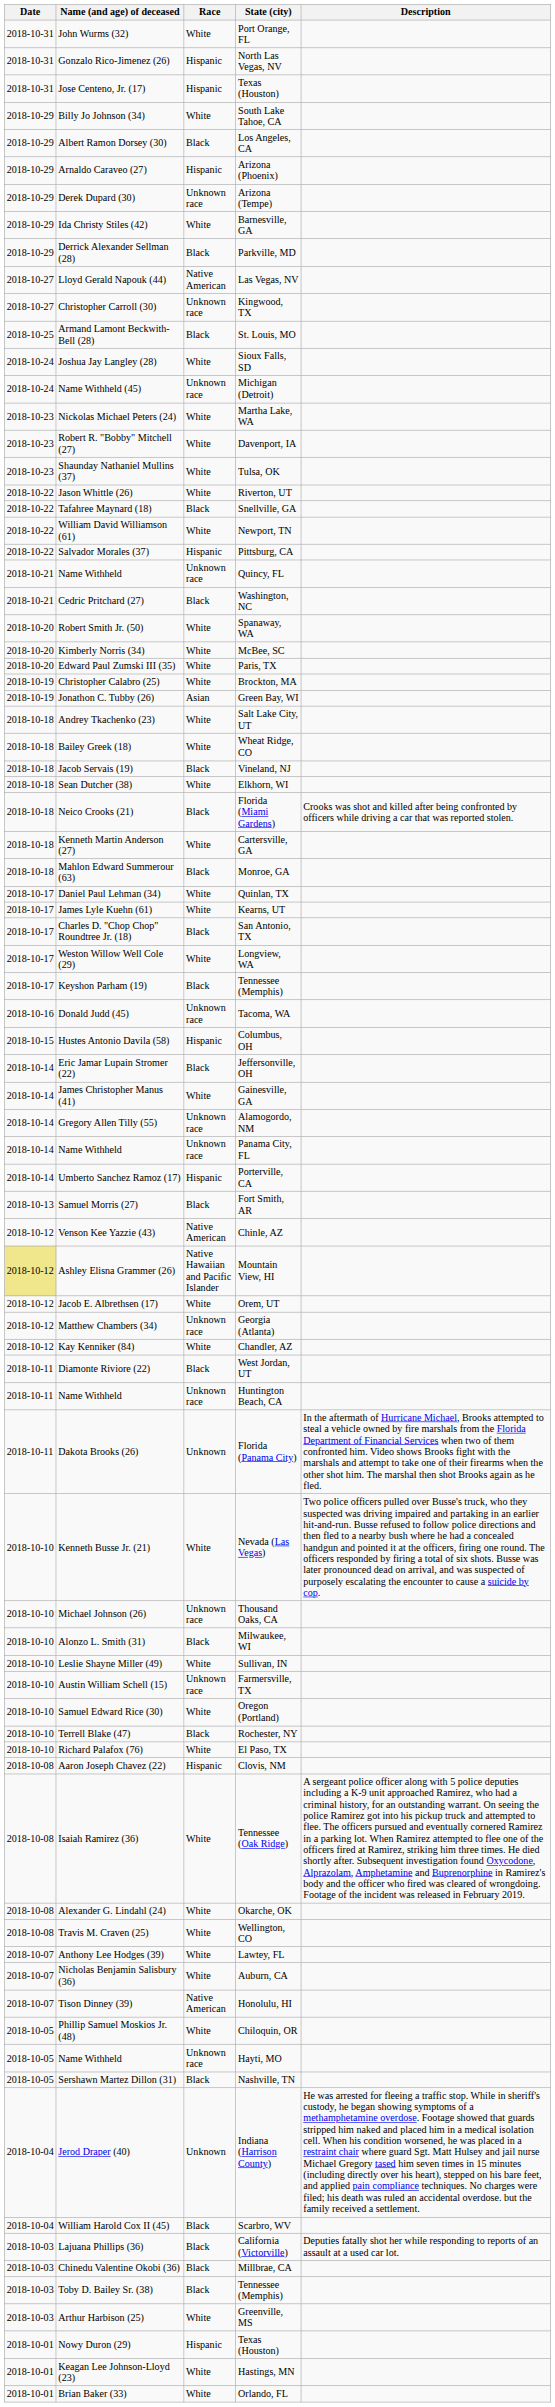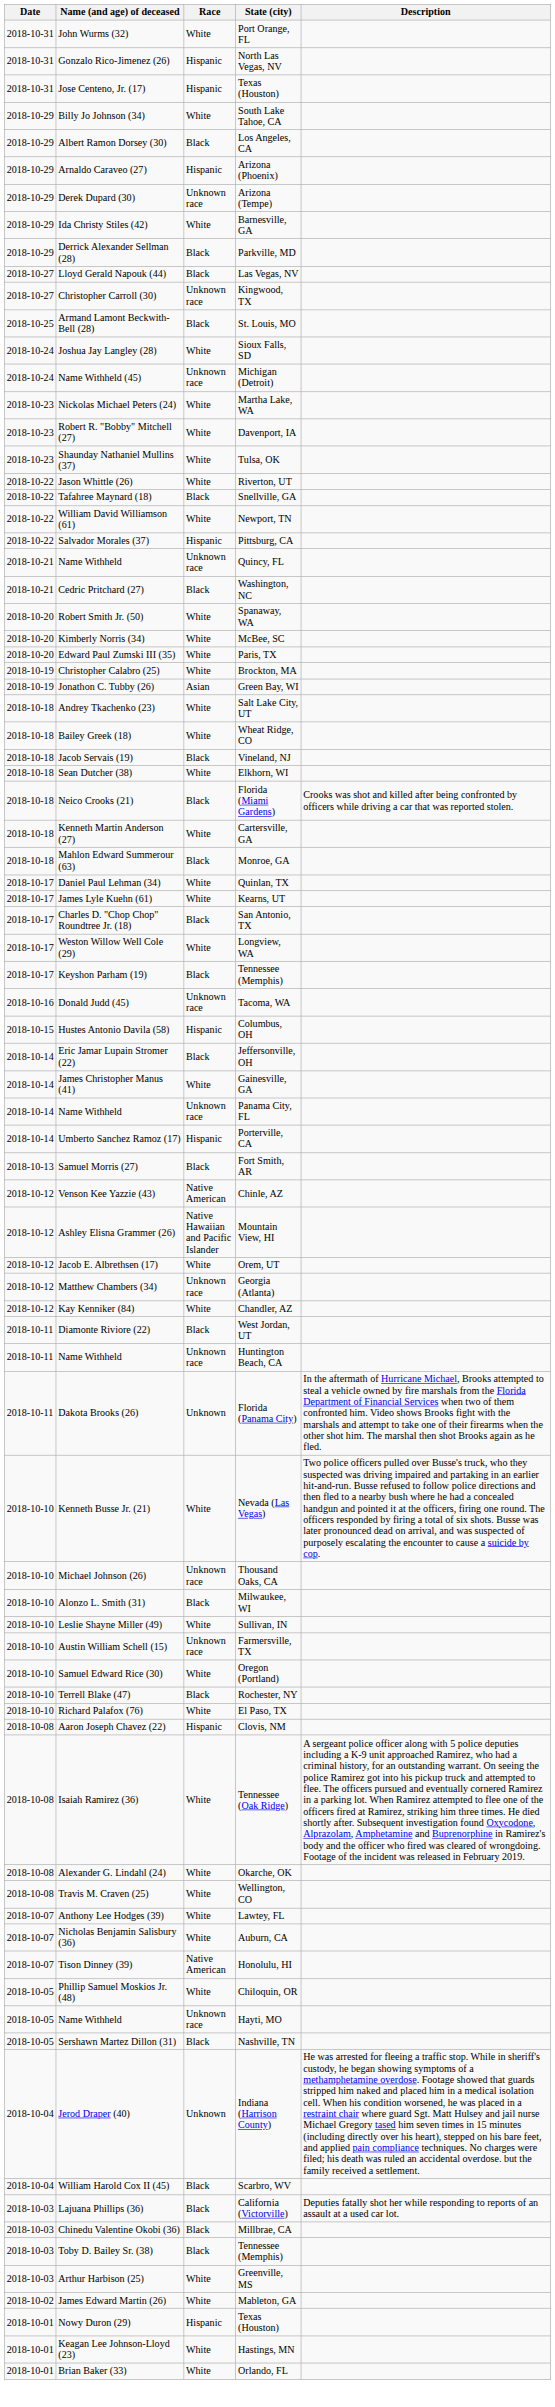(206, 280) Native American -> (198, 274) Black
- row: (108, 1123)
(30, 1271) khaki background -> (30, 1232) no background
+ row: (112, 2300)
